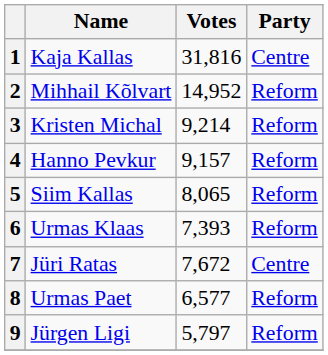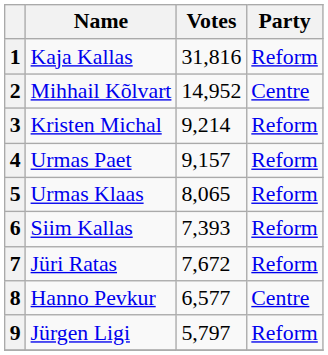(280, 56) Centre -> (285, 56) Reform
(285, 90) Reform -> (280, 90) Centre
(93, 159) Hanno Pevkur -> (81, 159) Urmas Paet
(82, 194) Siim Kallas -> (87, 194) Urmas Klaas
(87, 228) Urmas Klaas -> (82, 228) Siim Kallas
(280, 263) Centre -> (285, 263) Reform
(81, 297) Urmas Paet -> (93, 297) Hanno Pevkur
(285, 297) Reform -> (280, 297) Centre
